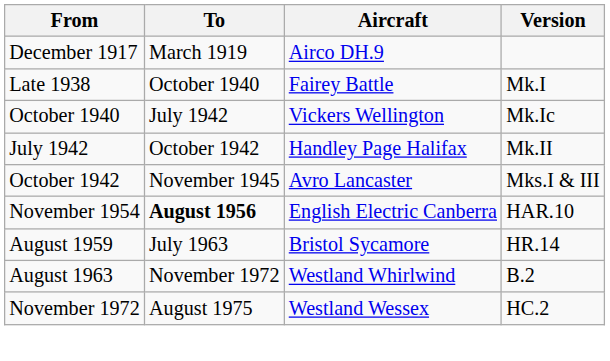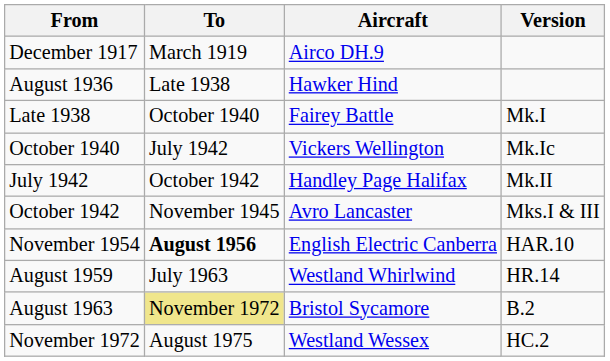+ row: (61, 84)
(359, 244) Bristol Sycamore -> (372, 276) Westland Whirlwind
(214, 276) no background -> (214, 308) khaki background
(372, 276) Westland Whirlwind -> (359, 308) Bristol Sycamore
